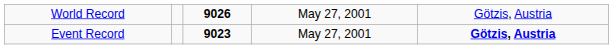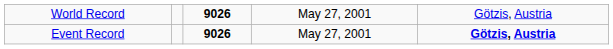(217, 34) 9023 -> (217, 34) 9026
